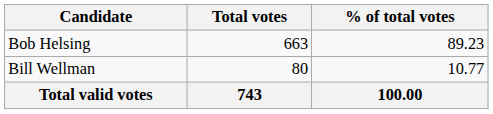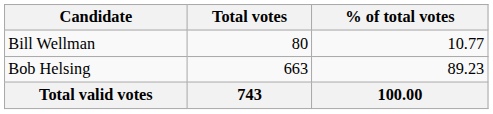rows swapped: (49, 43) <-> (52, 69)
